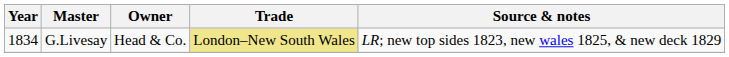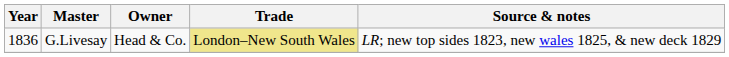(23, 40) 1834 -> (23, 40) 1836
